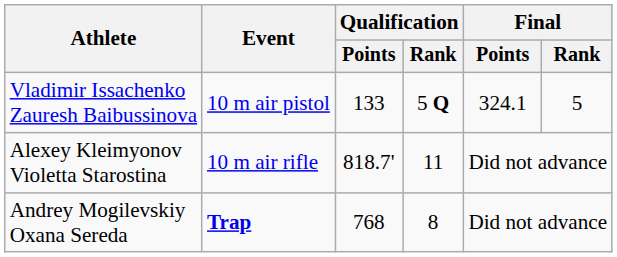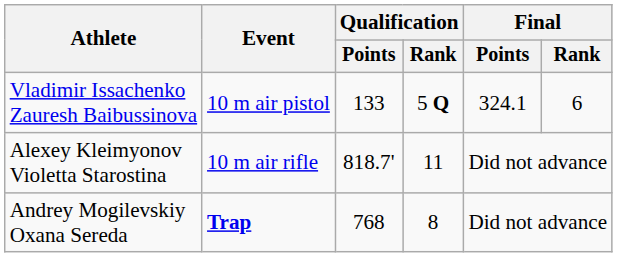(577, 102) 5 -> (577, 102) 6
